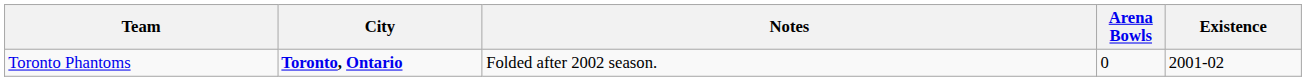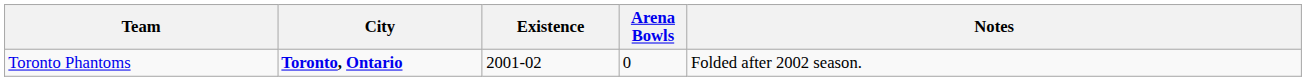columns swapped: (1233, 27) <-> (789, 27)
